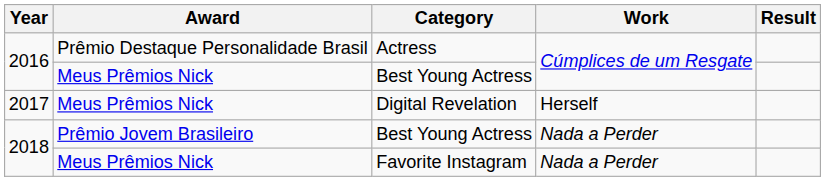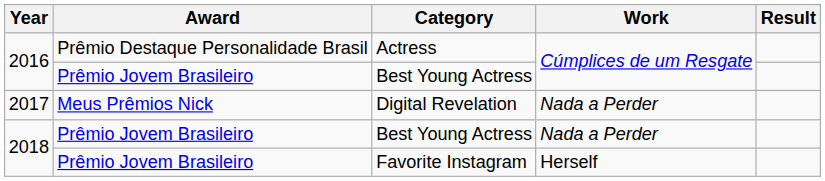(135, 76) Meus Prêmios Nick -> (155, 76) Prêmio Jovem Brasileiro
(569, 104) Herself -> (599, 104) Nada a Perder
(135, 162) Meus Prêmios Nick -> (155, 162) Prêmio Jovem Brasileiro
(599, 162) Nada a Perder -> (569, 162) Herself
